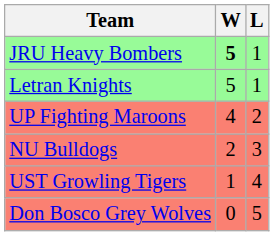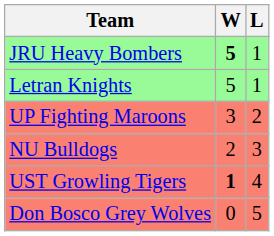(231, 117) 4 -> (231, 117) 3
(231, 181) normal -> (231, 181) bold
